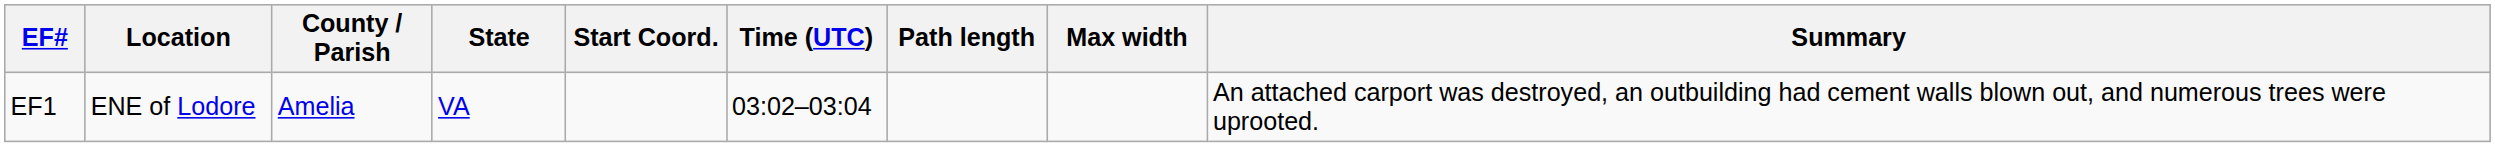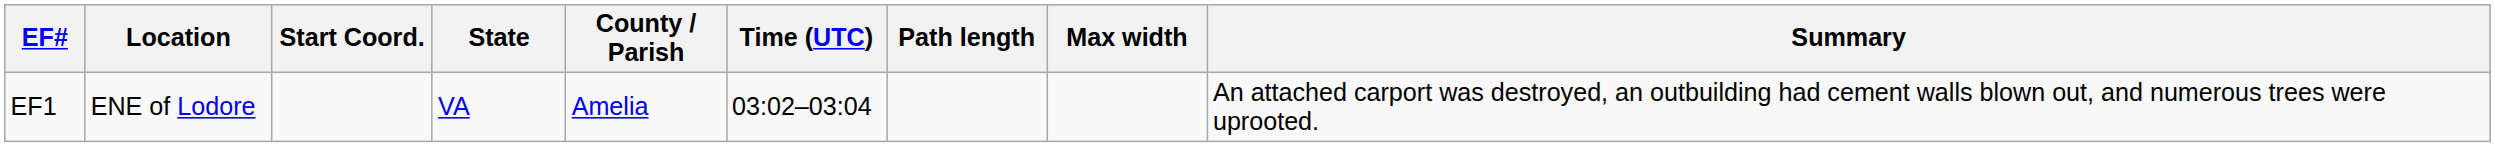columns swapped: (352, 38) <-> (646, 38)
